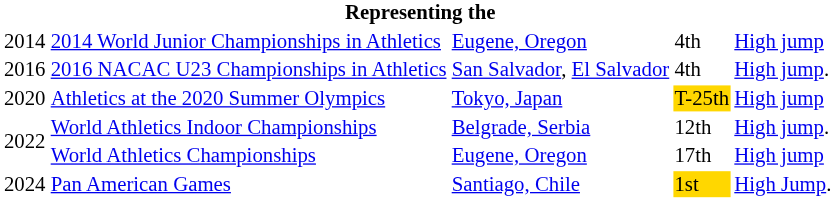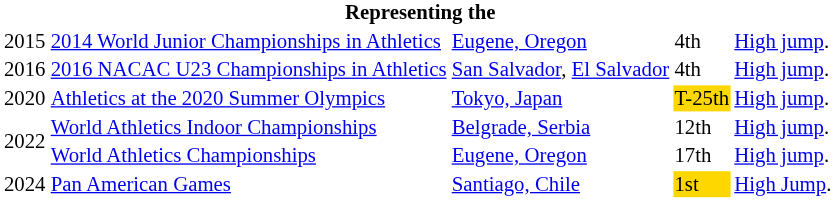(25, 41) 2014 -> (25, 41) 2015
(779, 41) High jump -> (782, 41) High jump.
(779, 98) High jump -> (782, 98) High jump.
(779, 155) High jump -> (782, 155) High jump.
